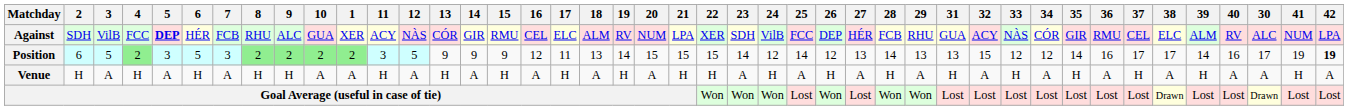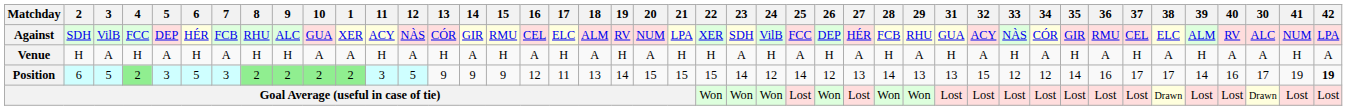(167, 34) bold -> (167, 34) normal
rows swapped: (34, 75) <-> (34, 54)
